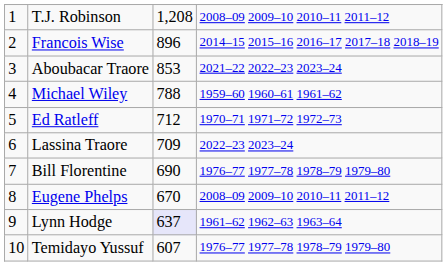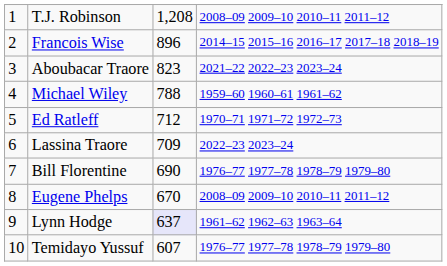(169, 68) 853 -> (169, 68) 823
